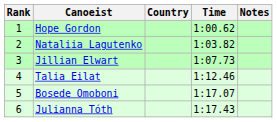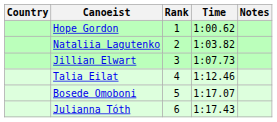columns swapped: (19, 12) <-> (168, 12)
